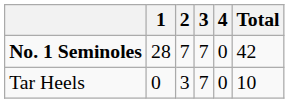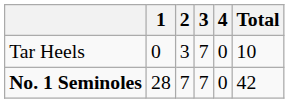rows swapped: (76, 51) <-> (47, 82)
